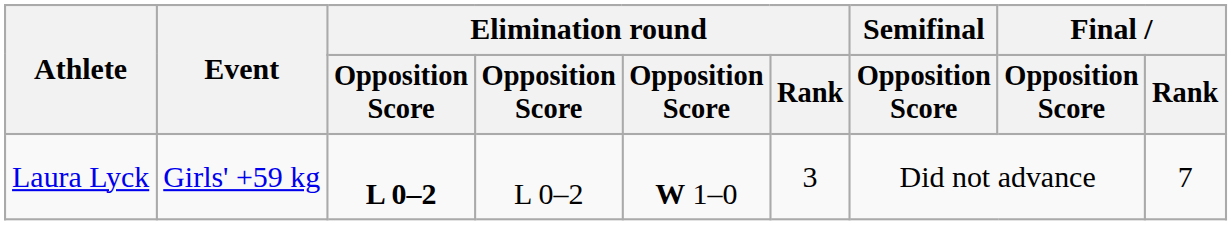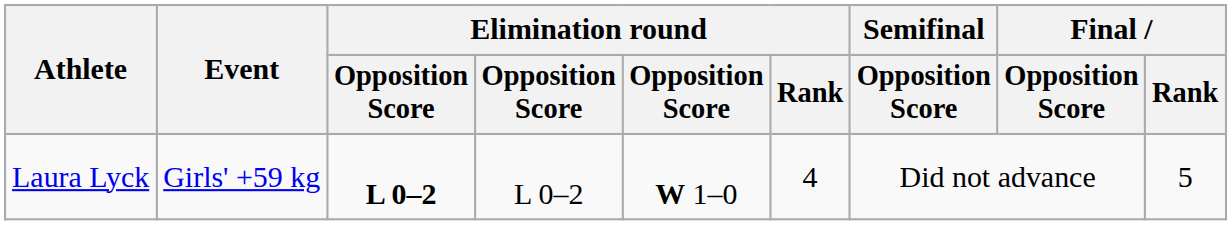(810, 176) 3 -> (810, 176) 4
(1185, 176) 7 -> (1185, 176) 5
